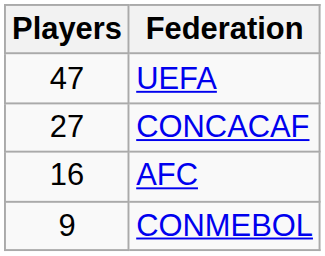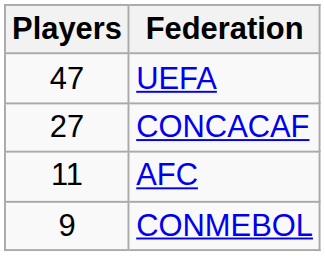(67, 175) 16 -> (67, 175) 11
